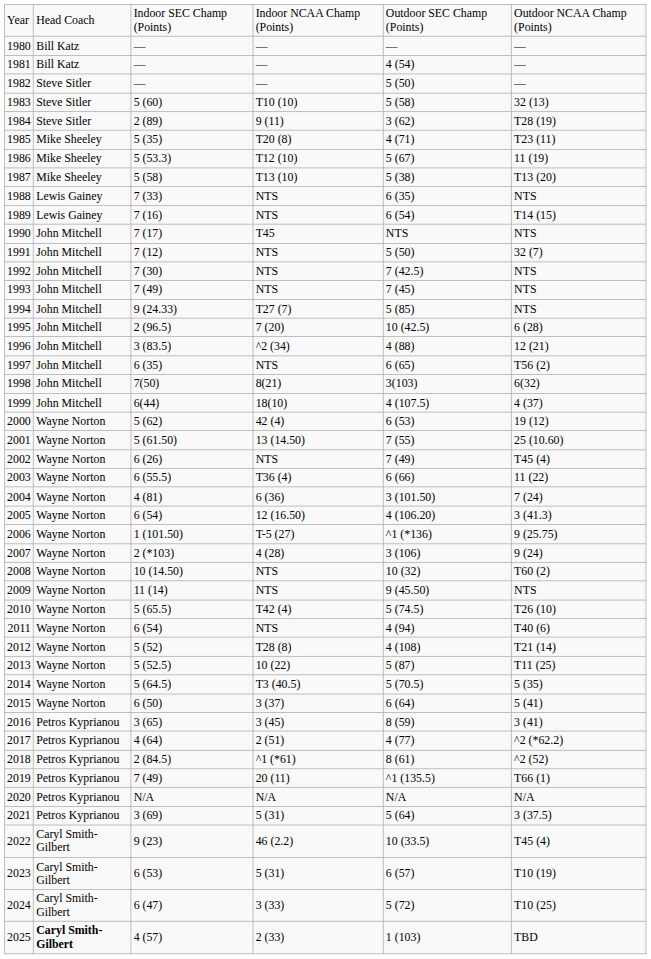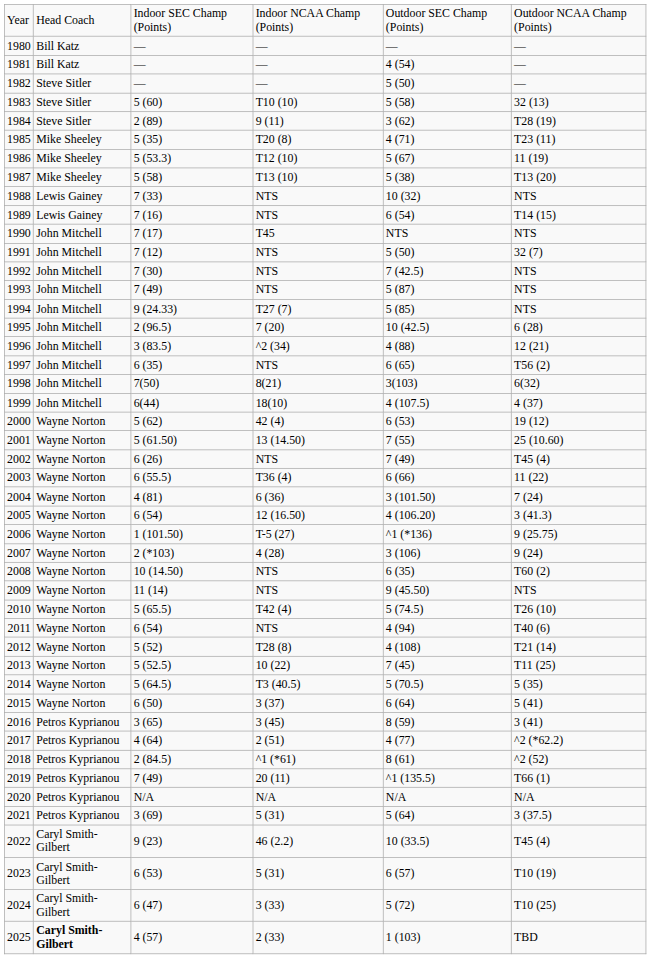(400, 196) 6 (35) -> (403, 196) 10 (32)
(400, 290) 7 (45) -> (400, 290) 5 (87)
(403, 571) 10 (32) -> (400, 571) 6 (35)
(400, 665) 5 (87) -> (400, 665) 7 (45)
